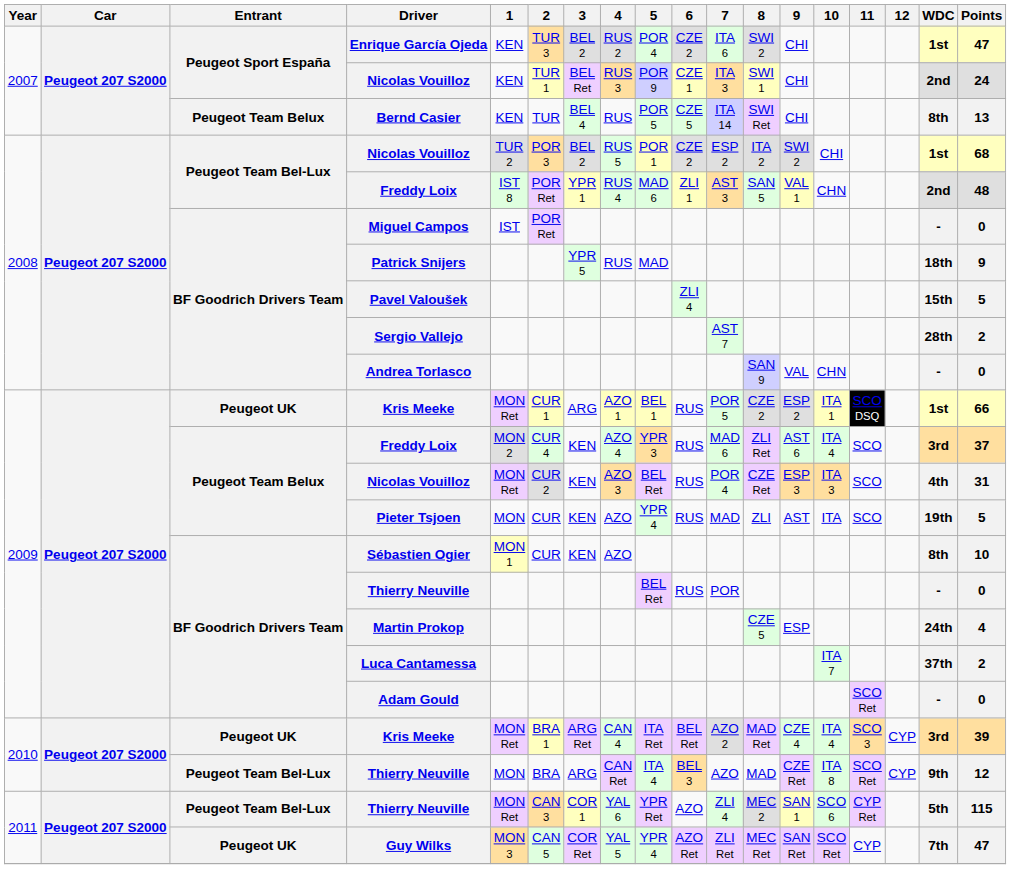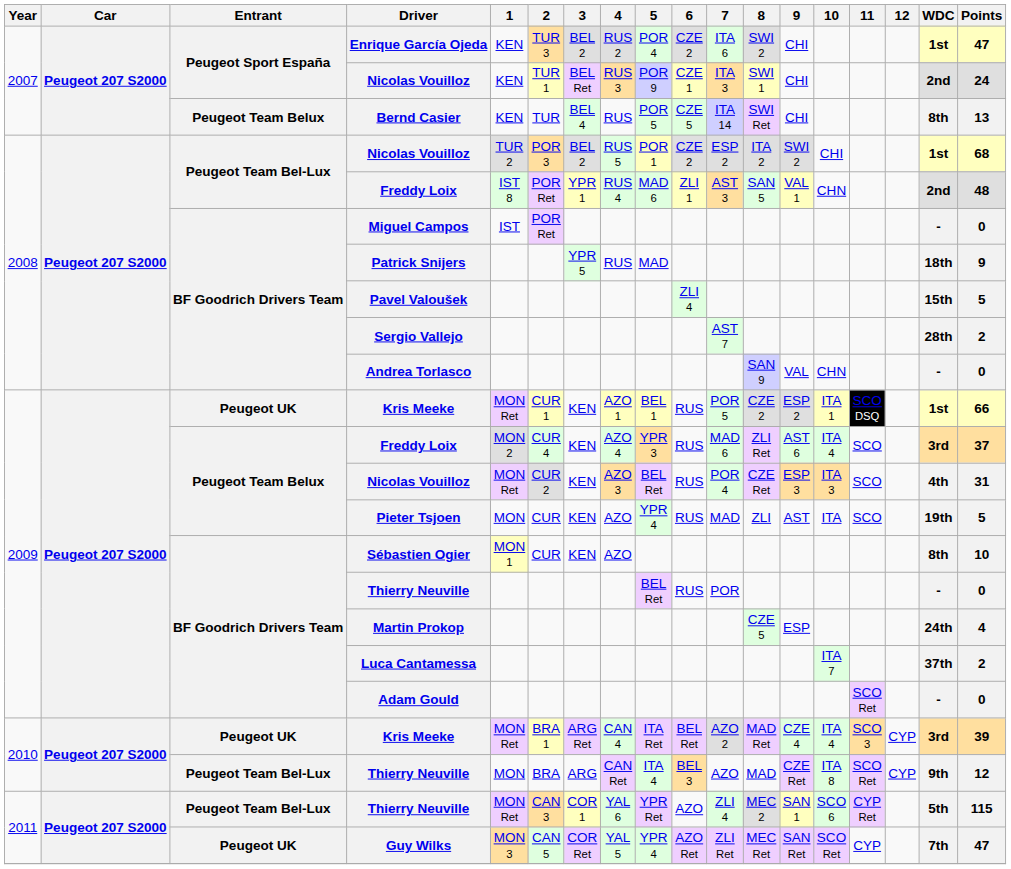(582, 409) ARG -> (582, 409) KEN
